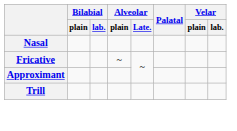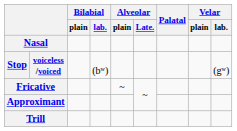+ row: (17, 65)
